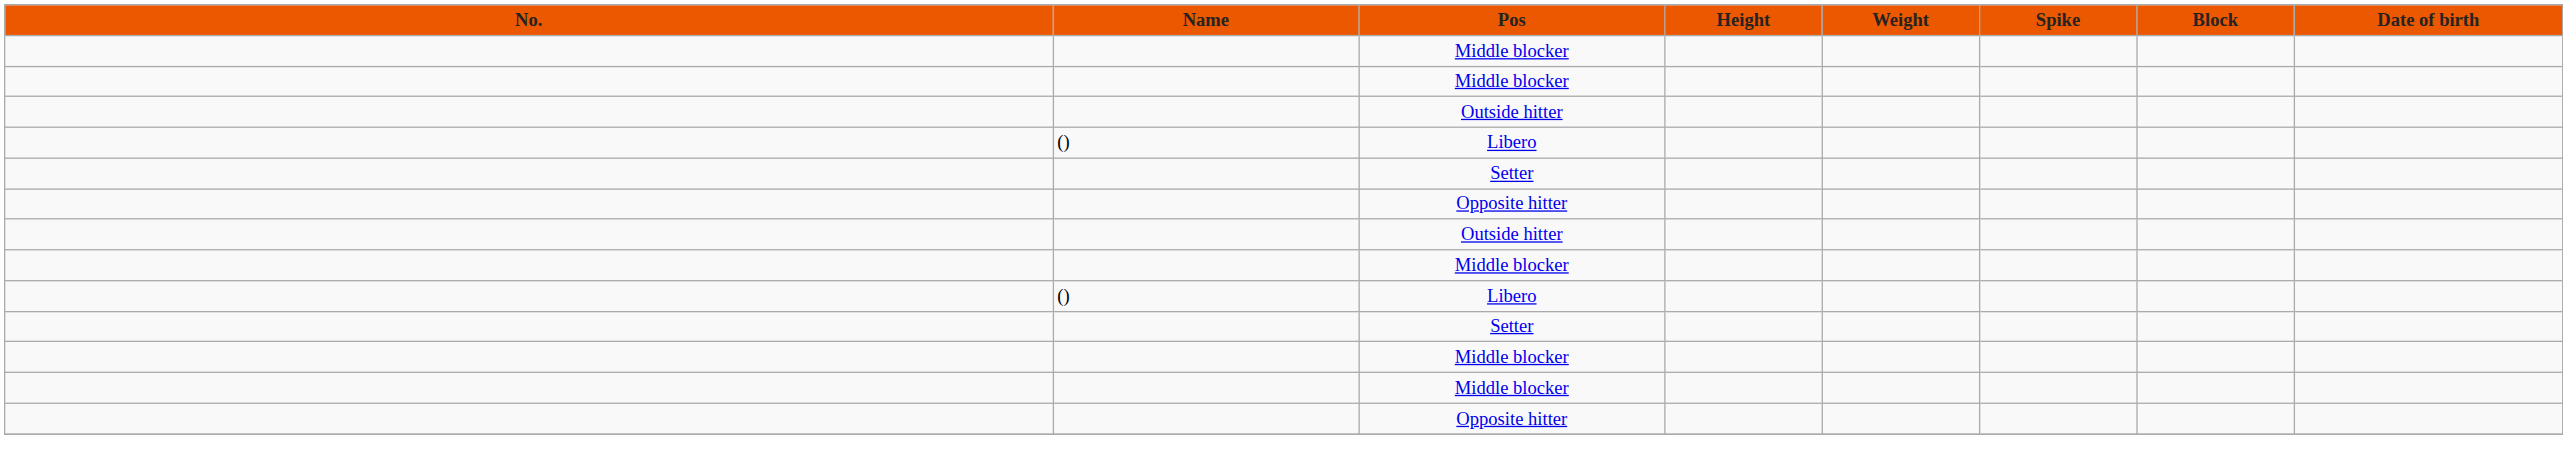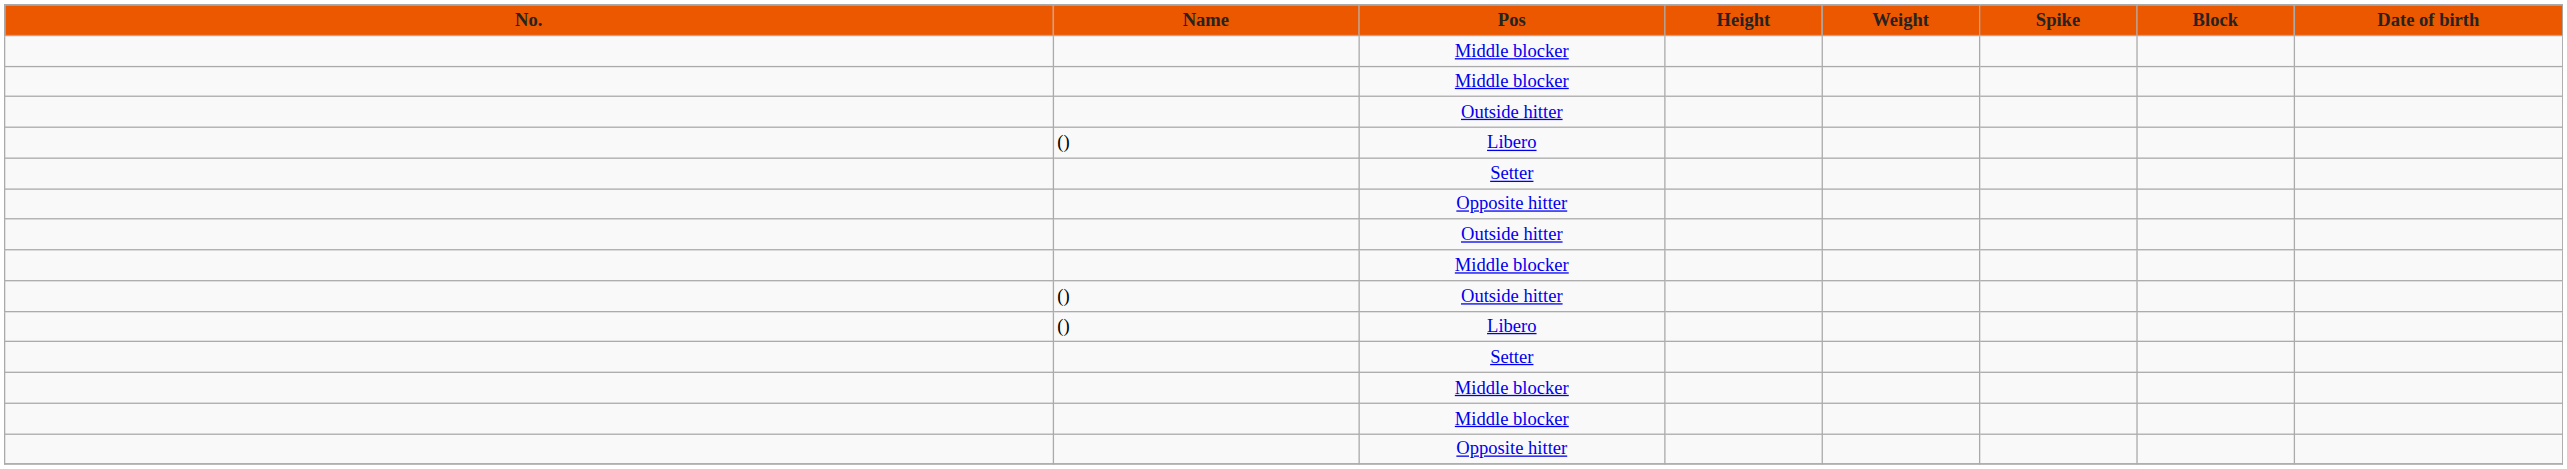+ row: (1063, 295)
